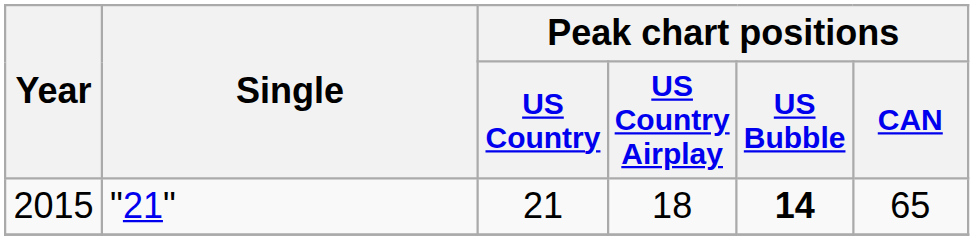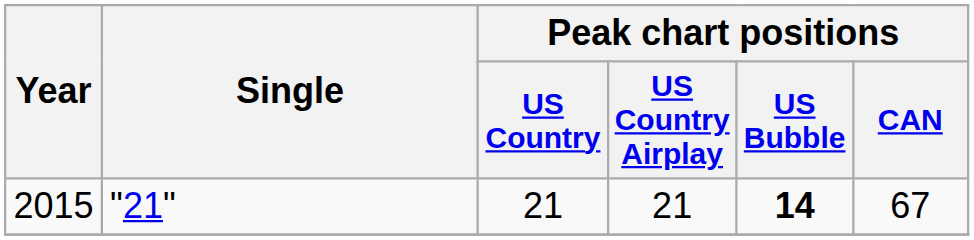(672, 205) 18 -> (672, 205) 21
(910, 205) 65 -> (910, 205) 67
